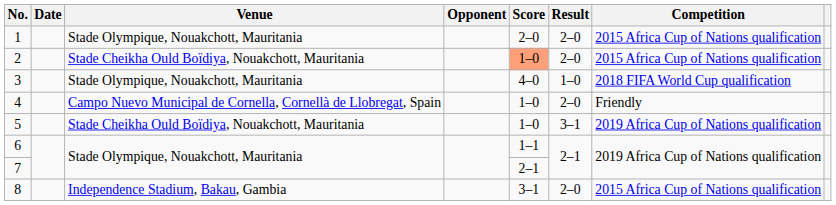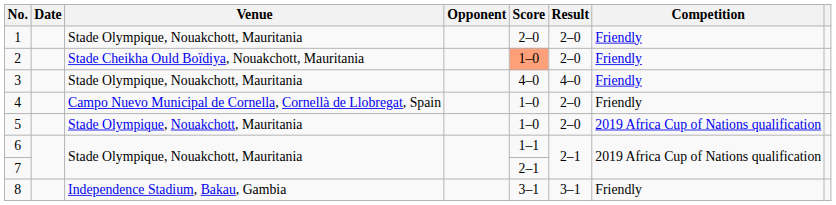(708, 37) 2015 Africa Cup of Nations qualification -> (619, 37) Friendly
(708, 59) 2015 Africa Cup of Nations qualification -> (619, 59) Friendly
(570, 80) 1–0 -> (570, 80) 4–0
(693, 80) 2018 FIFA World Cup qualification -> (619, 80) Friendly
(216, 124) Stade Cheikha Ould Boïdiya, Nouakchott, Mauritania -> (185, 124) Stade Olympique, Nouakchott, Mauritania
(570, 124) 3–1 -> (570, 124) 2–0
(570, 189) 2–0 -> (570, 189) 3–1
(708, 189) 2015 Africa Cup of Nations qualification -> (619, 189) Friendly
